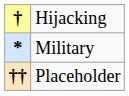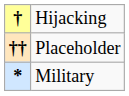rows swapped: (18, 76) <-> (18, 47)
